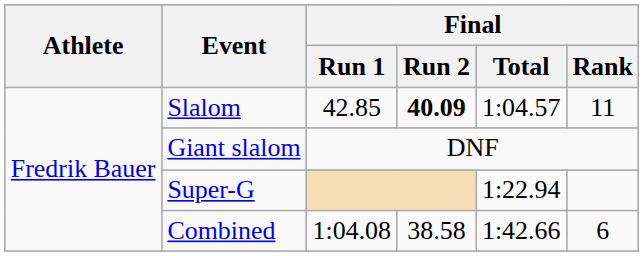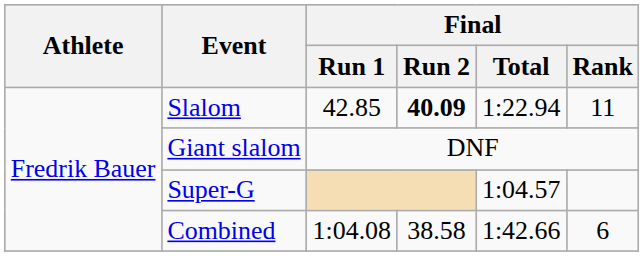(521, 107) 1:04.57 -> (521, 107) 1:22.94
(521, 189) 1:22.94 -> (521, 189) 1:04.57
